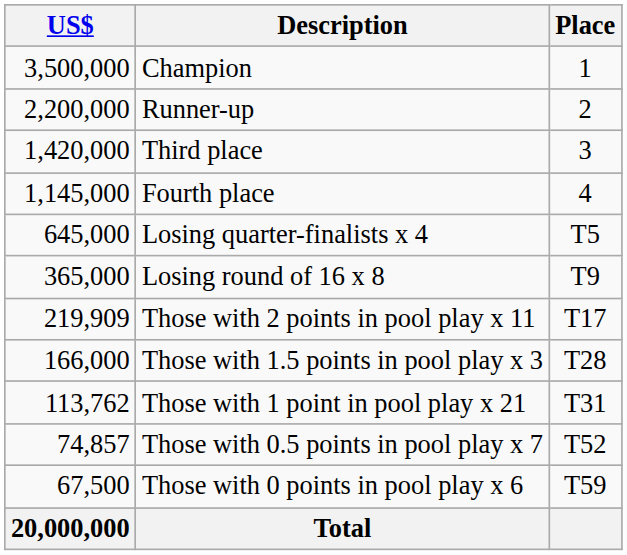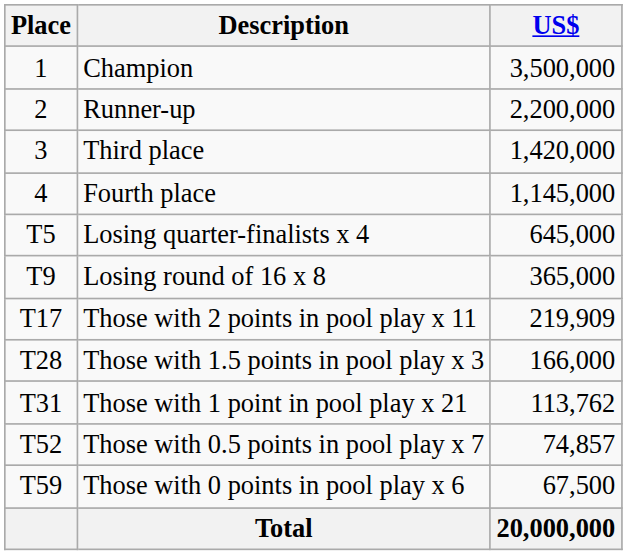columns swapped: (585, 25) <-> (70, 25)
